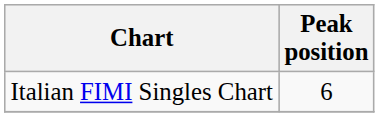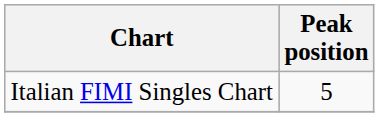(326, 91) 6 -> (326, 91) 5
